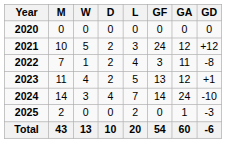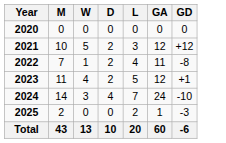- column: (160, 12)
